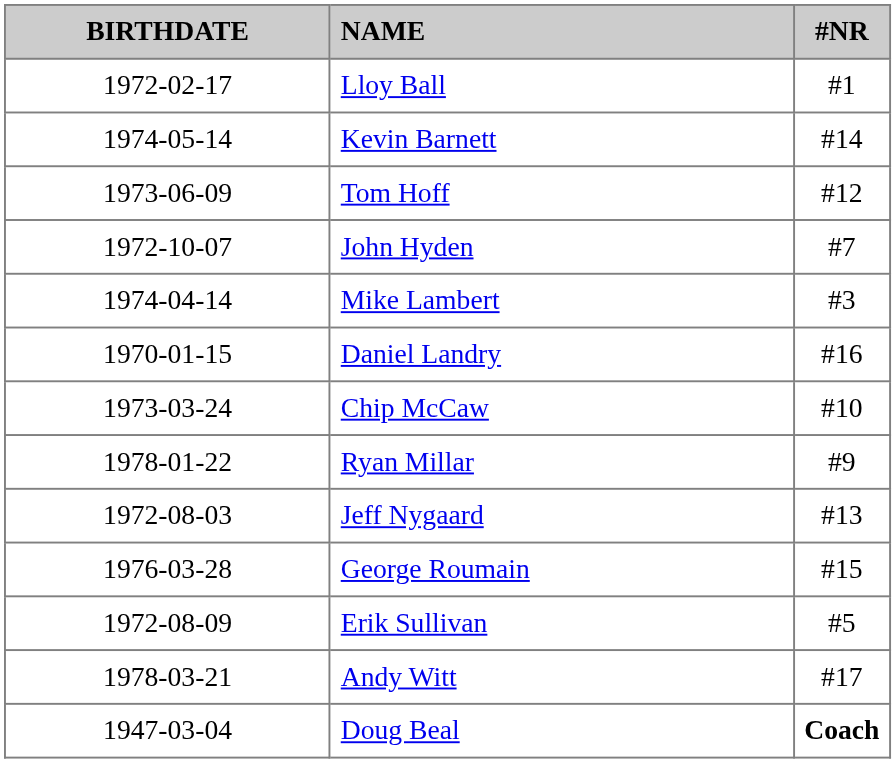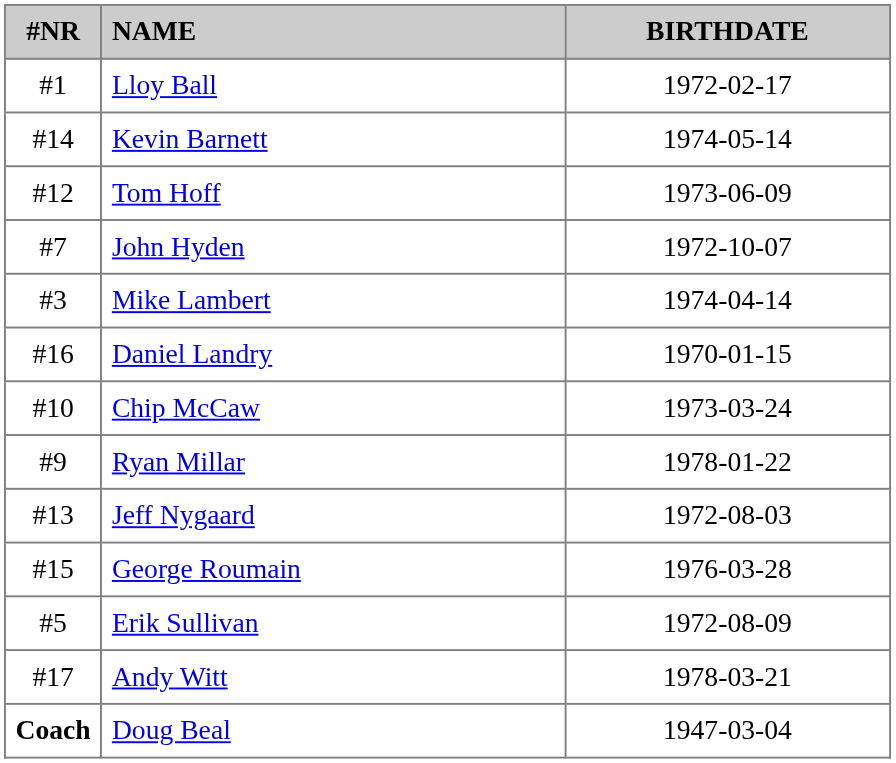columns swapped: (842, 31) <-> (168, 31)
